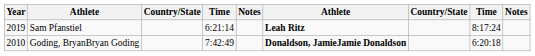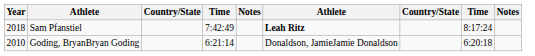(16, 27) 2019 -> (16, 27) 2018
(219, 27) 6:21:14 -> (219, 27) 7:42:49
(219, 43) 7:42:49 -> (219, 43) 6:21:14
(336, 43) bold -> (331, 43) normal
